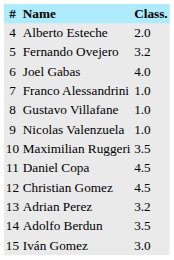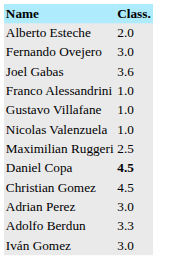- column: (12, 13)
(142, 52) 3.2 -> (126, 52) 3.0
(142, 71) 4.0 -> (126, 71) 3.6
(142, 148) 3.5 -> (126, 148) 2.5
(142, 168) normal -> (126, 168) bold
(142, 206) 3.2 -> (126, 206) 3.0
(142, 226) 3.5 -> (126, 226) 3.3
